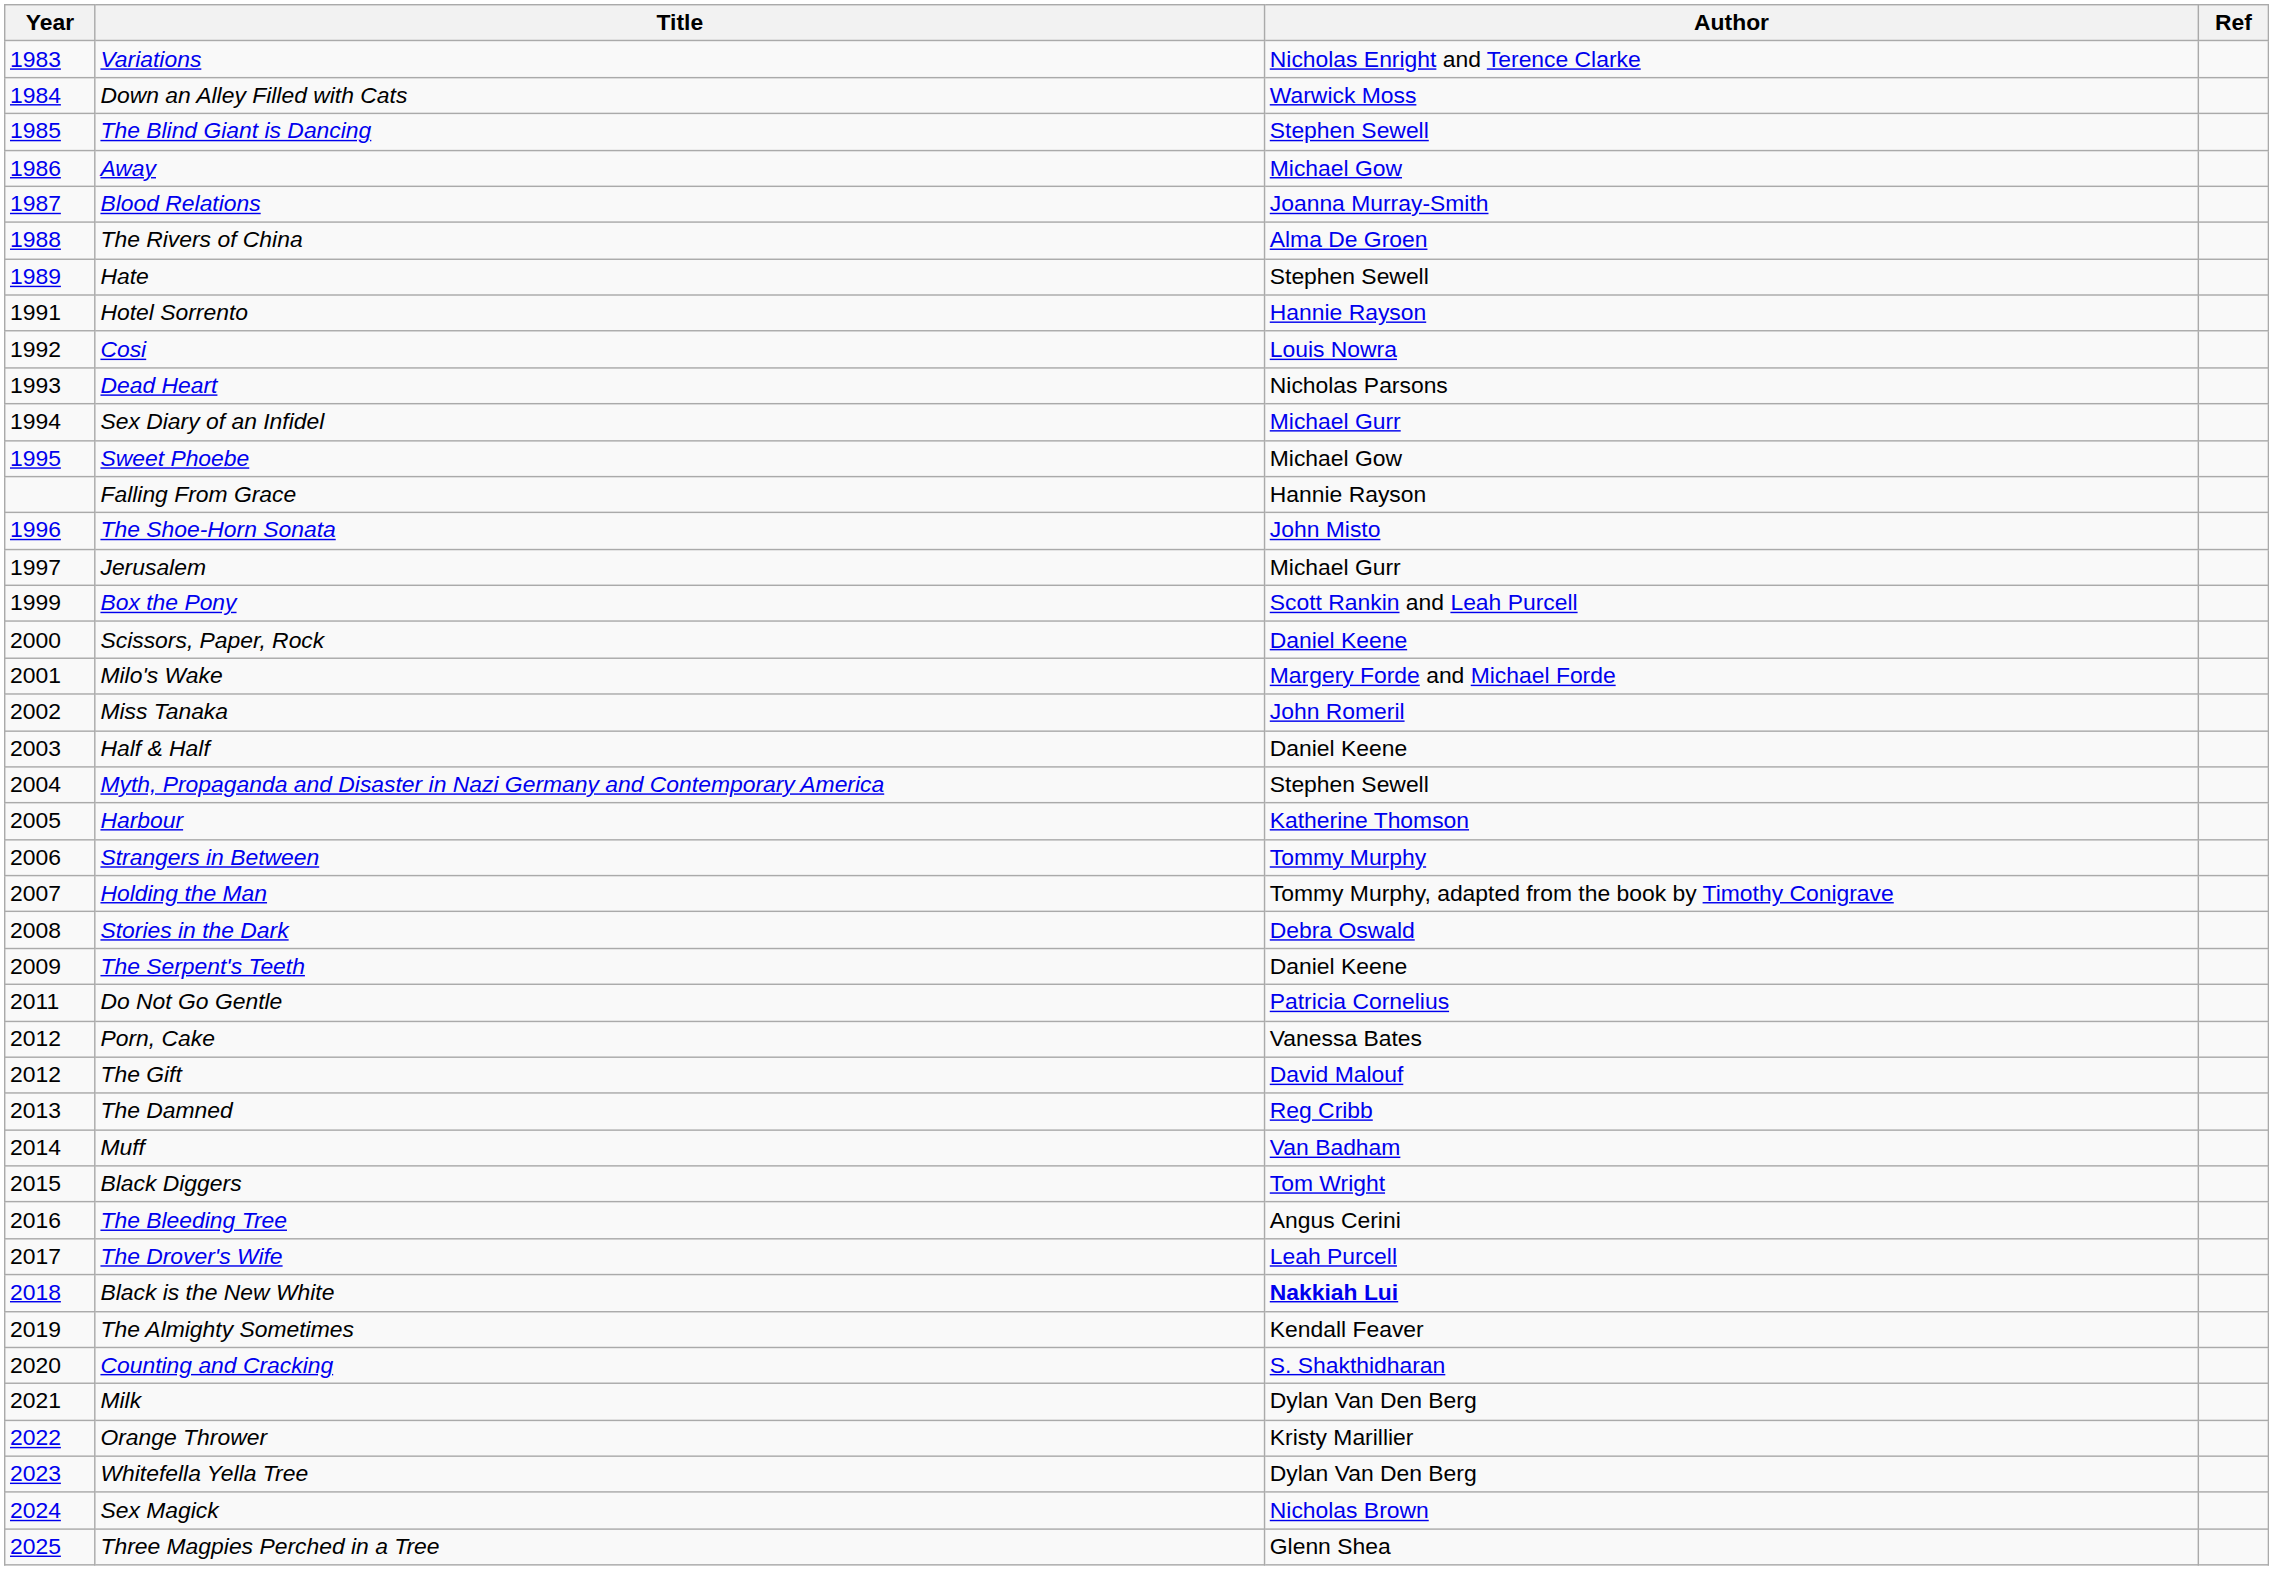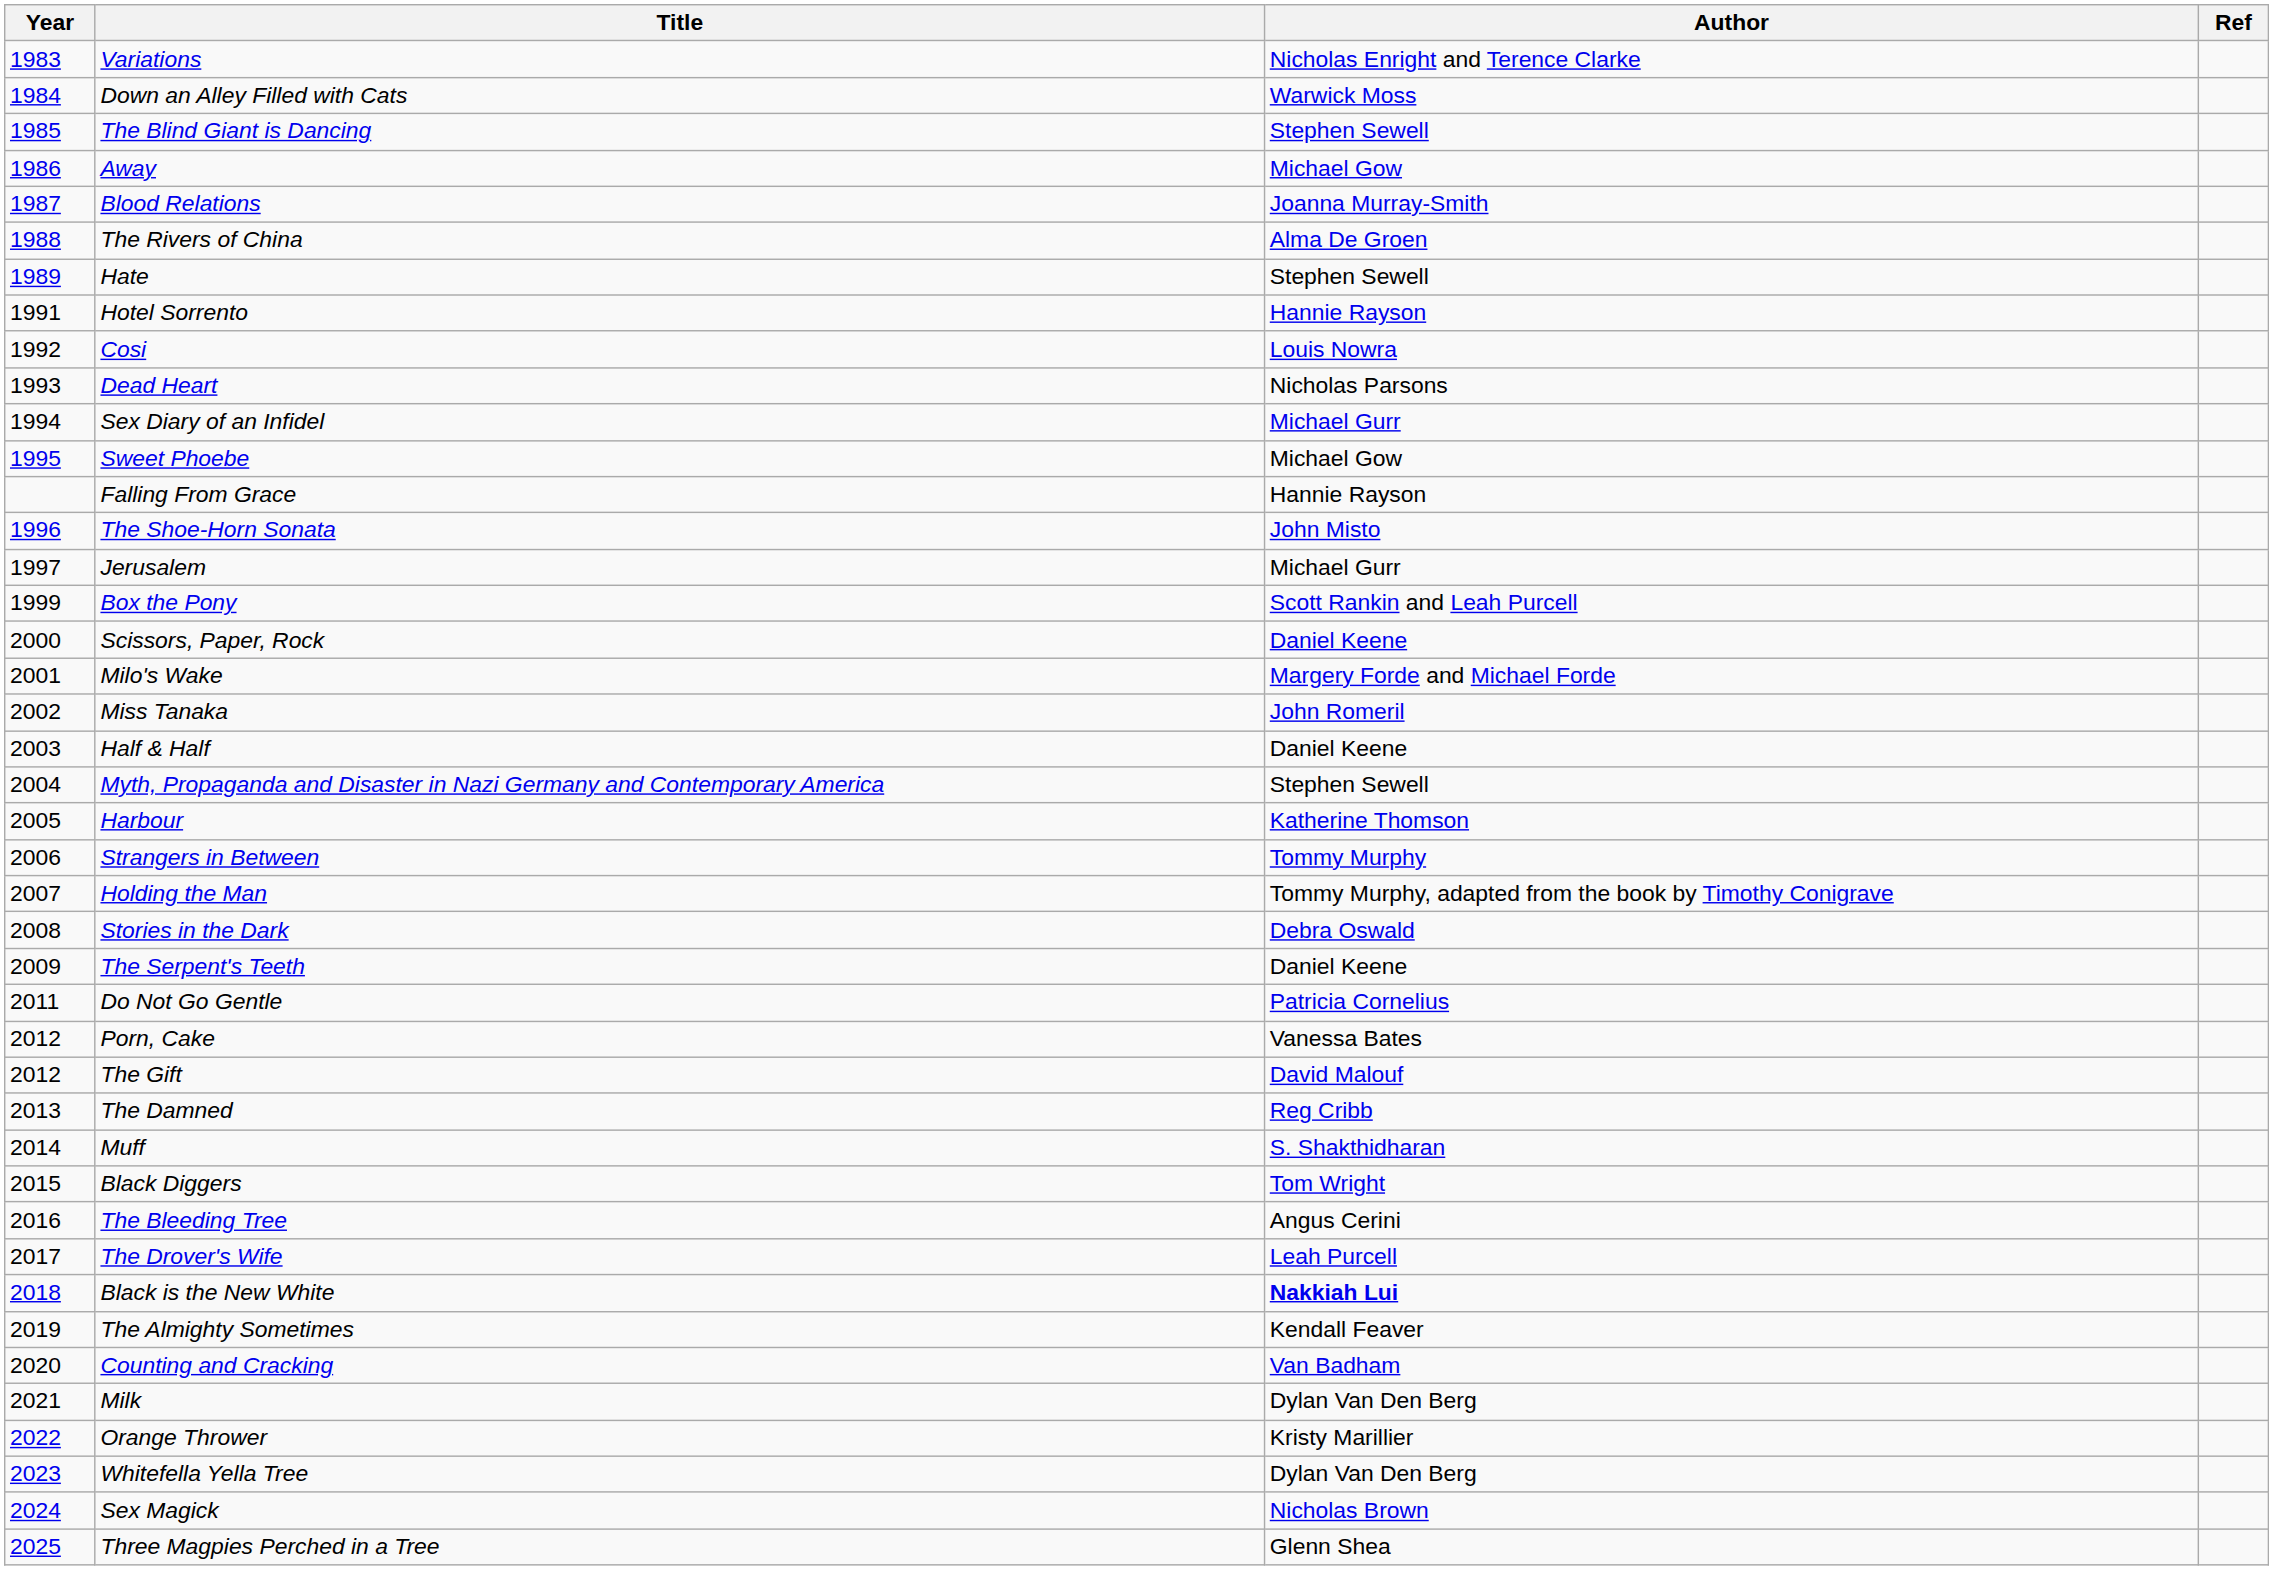(1335, 1147) Van Badham -> (1358, 1147) S. Shakthidharan
(1358, 1365) S. Shakthidharan -> (1335, 1365) Van Badham
